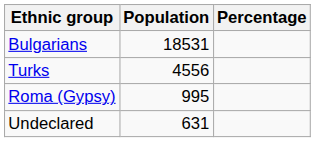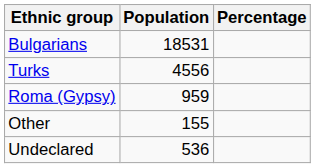(195, 96) 995 -> (195, 96) 959
+ row: (29, 123)
(195, 123) 631 -> (195, 149) 536
